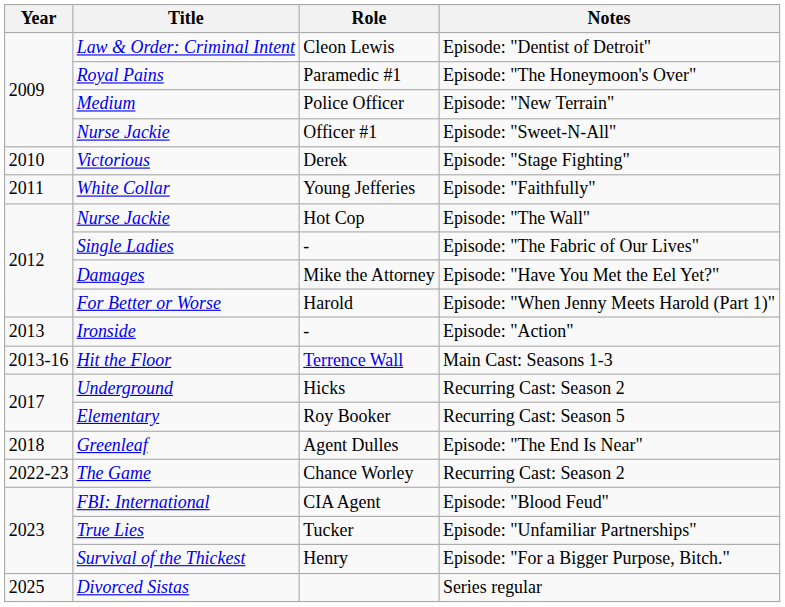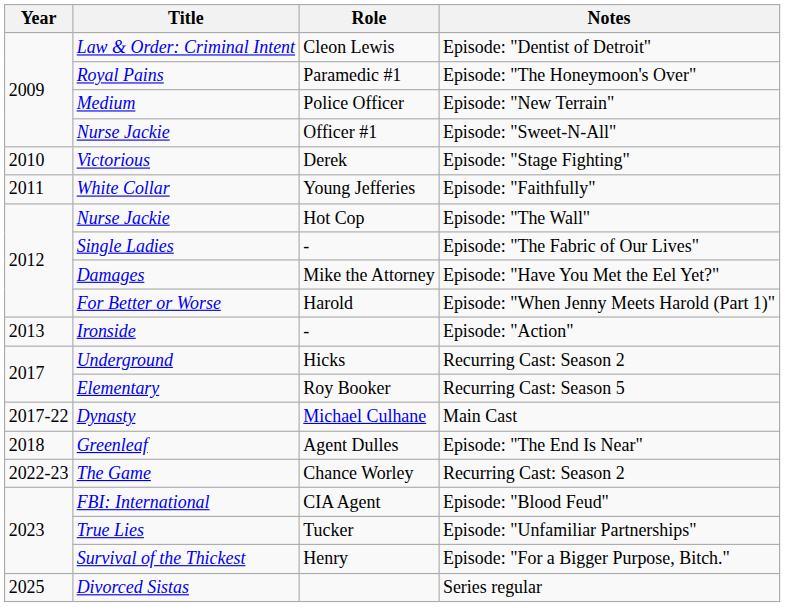- row: (124, 359)
+ row: (106, 416)
